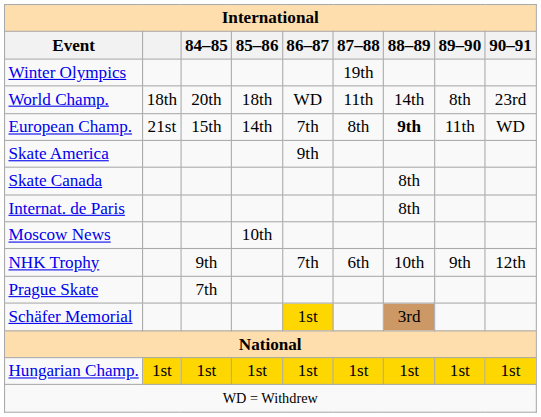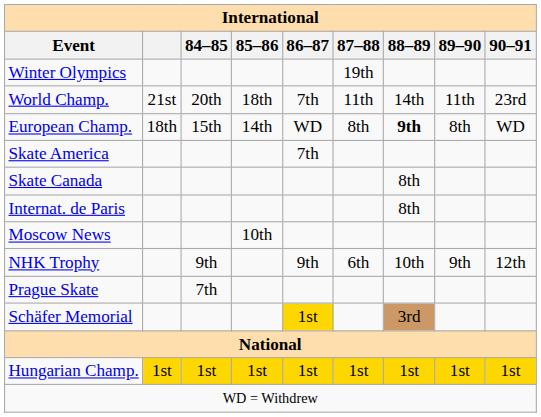(162, 99) 18th -> (162, 99) 21st
(308, 99) WD -> (308, 99) 7th
(460, 99) 8th -> (460, 99) 11th
(162, 126) 21st -> (162, 126) 18th
(308, 126) 7th -> (308, 126) WD
(460, 126) 11th -> (460, 126) 8th
(308, 153) 9th -> (308, 153) 7th
(308, 262) 7th -> (308, 262) 9th
